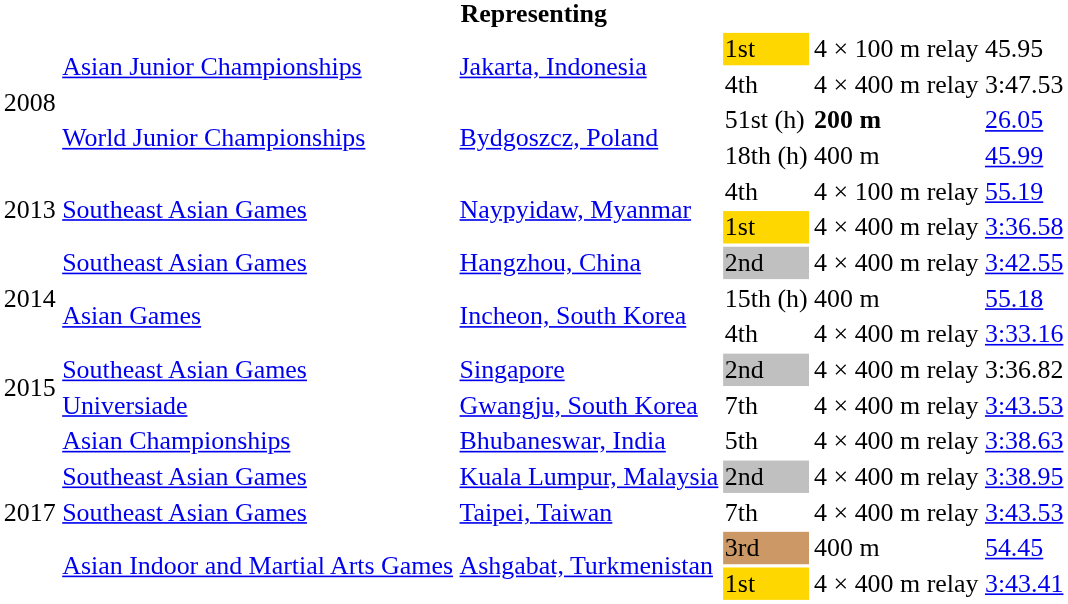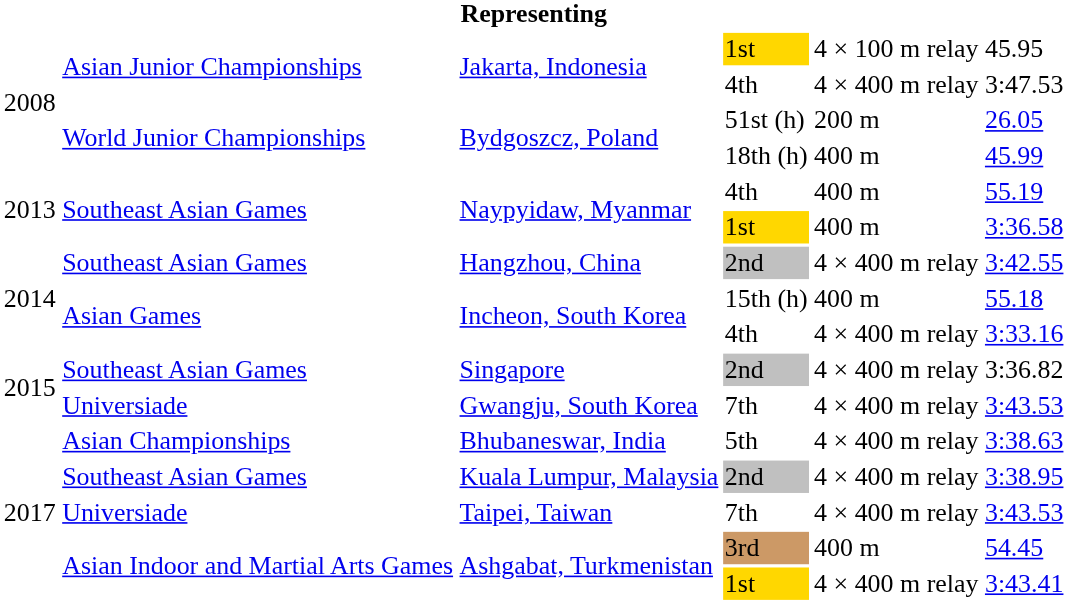(848, 120) bold -> (847, 120) normal
(896, 191) 4 × 100 m relay -> (847, 191) 400 m
(896, 226) 4 × 400 m relay -> (847, 226) 400 m
(185, 512) Southeast Asian Games -> (125, 512) Universiade
